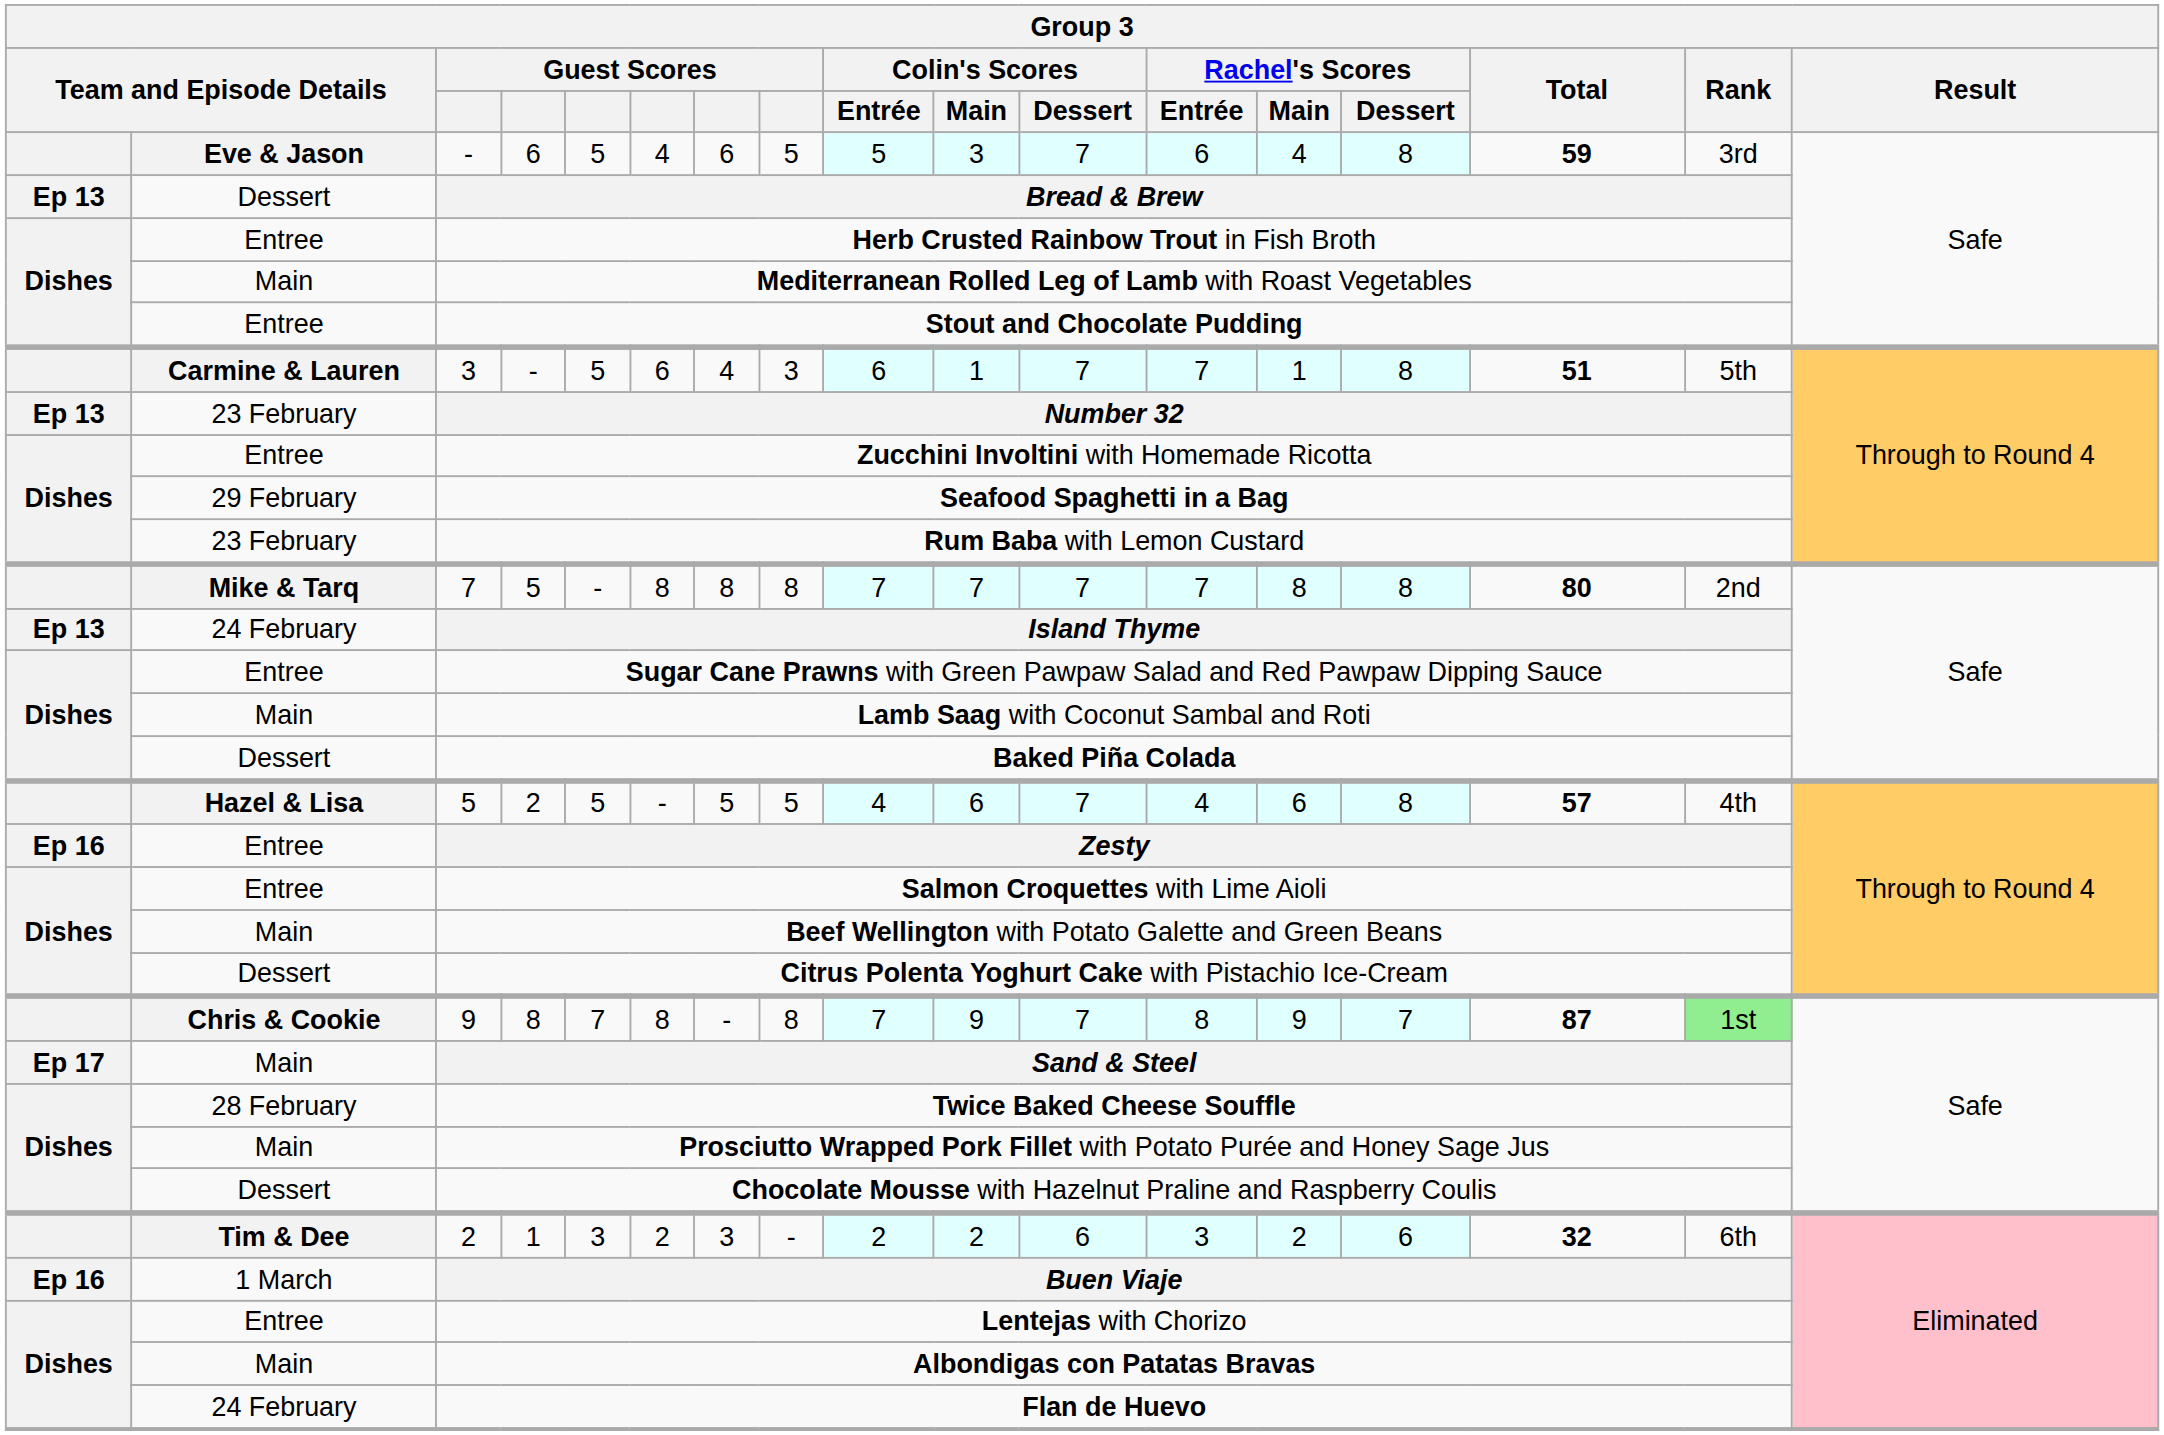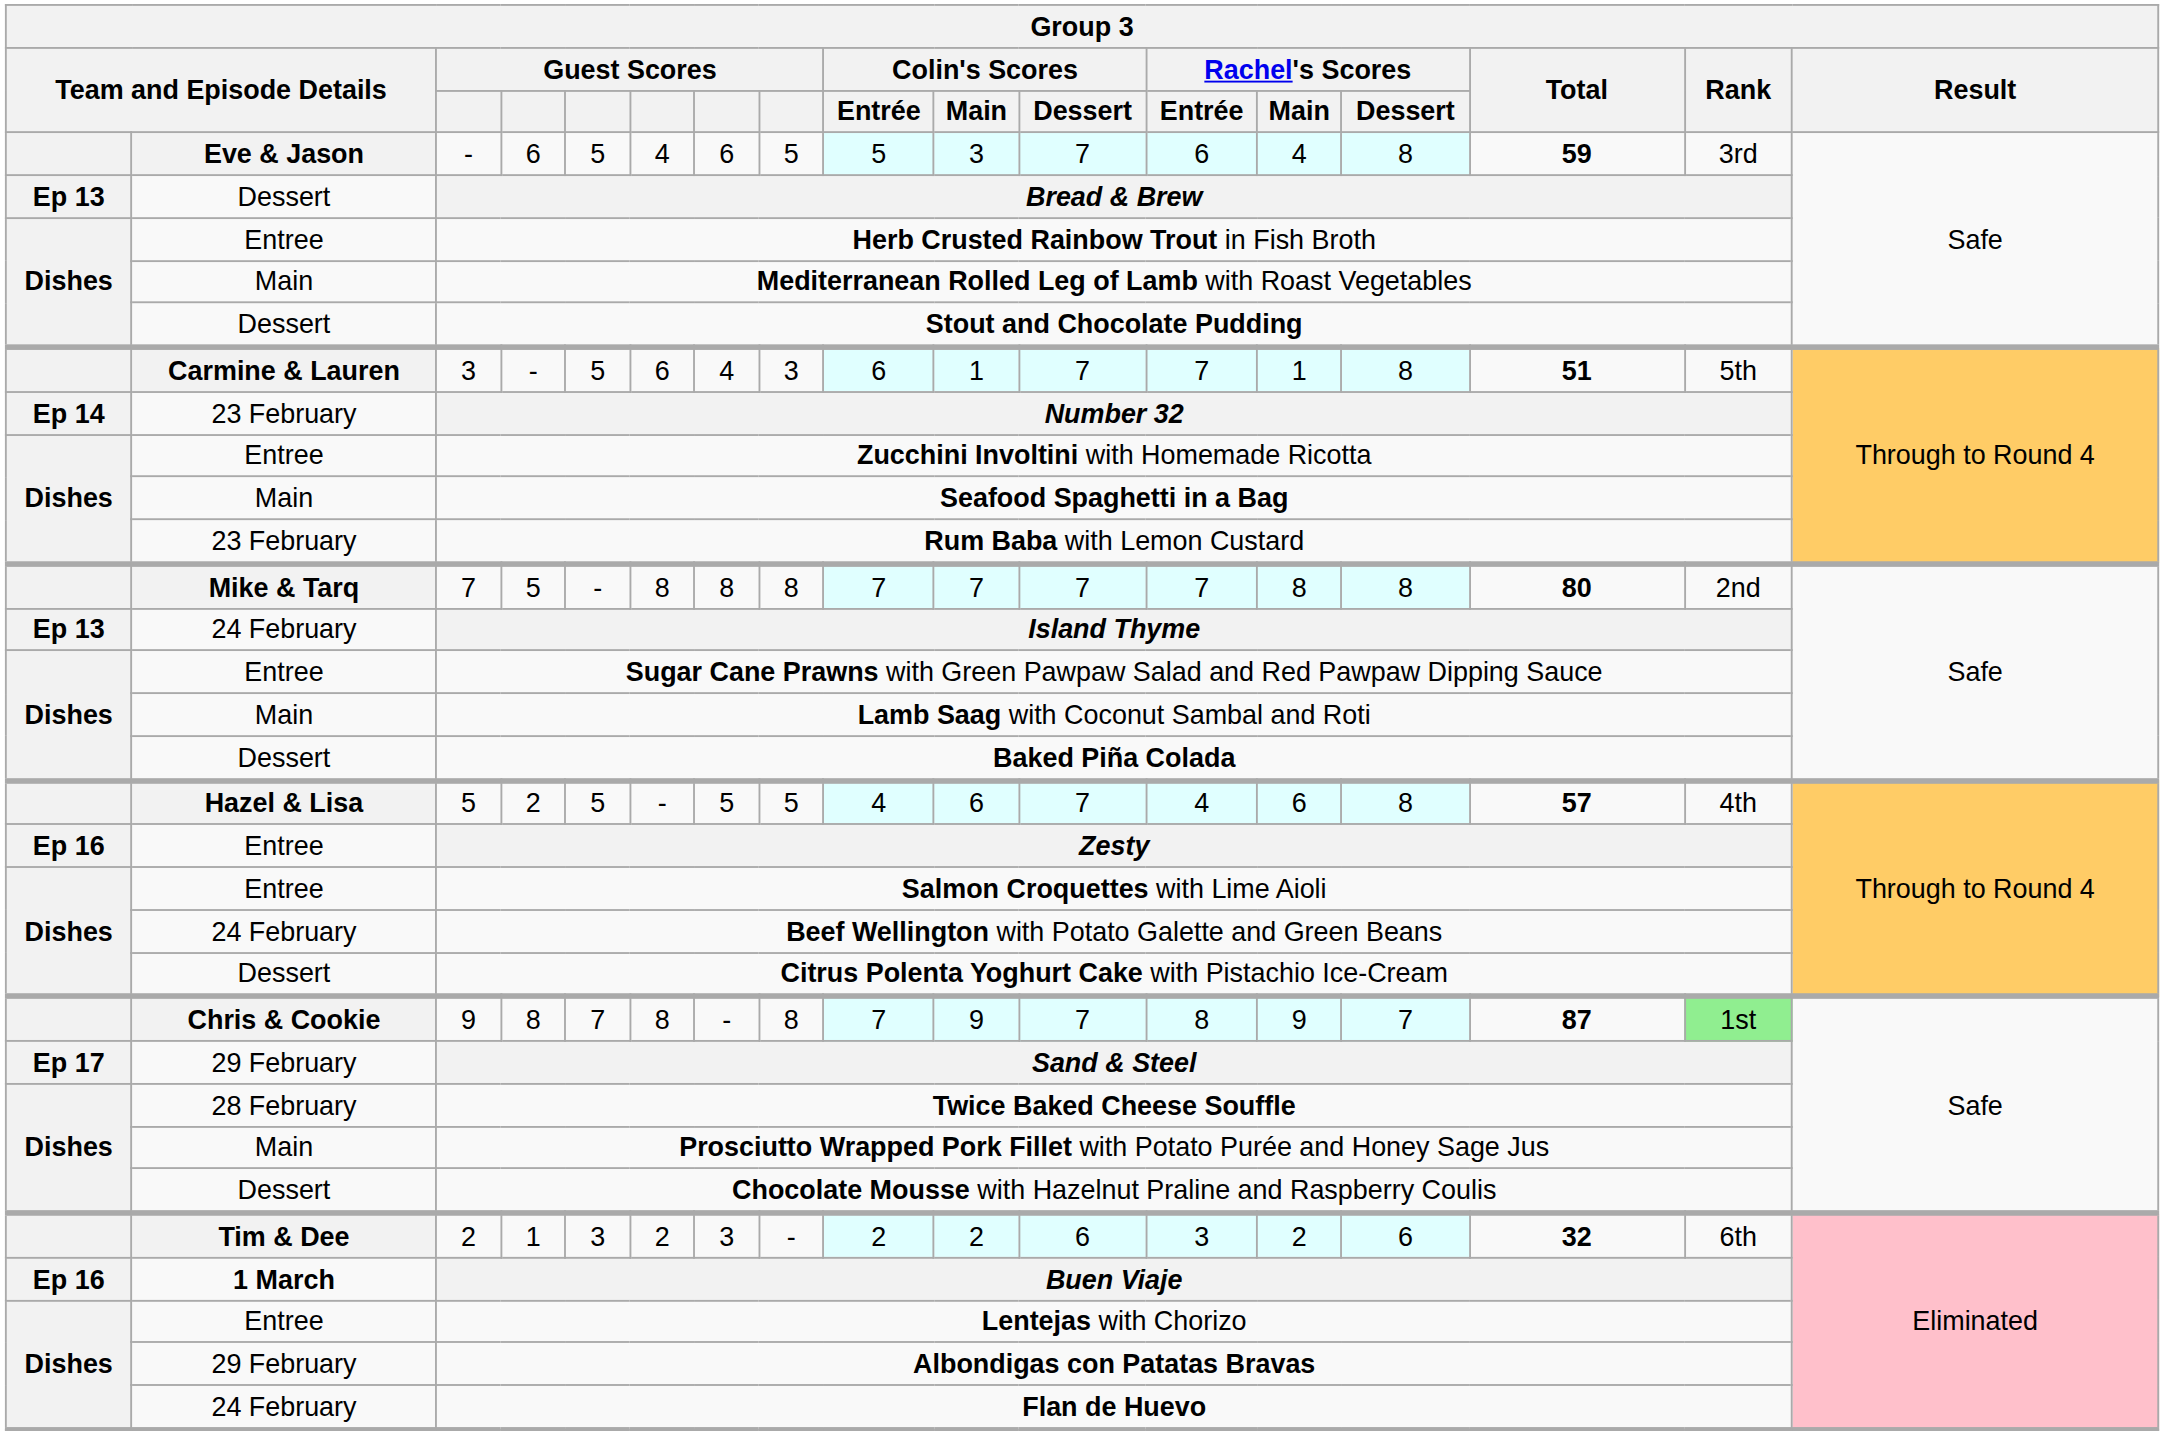(284, 324) Entree -> (284, 324) Dessert
(69, 413) Ep 13 -> (69, 413) Ep 14
(284, 498) 29 February -> (284, 498) Main
(284, 931) Main -> (284, 931) 24 February
(284, 1063) Main -> (284, 1063) 29 February
(284, 1279) normal -> (284, 1279) bold
(284, 1364) Main -> (284, 1364) 29 February
